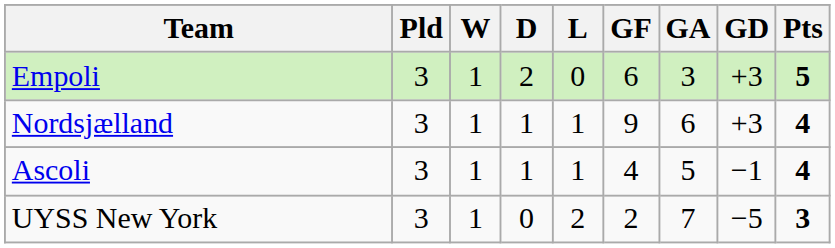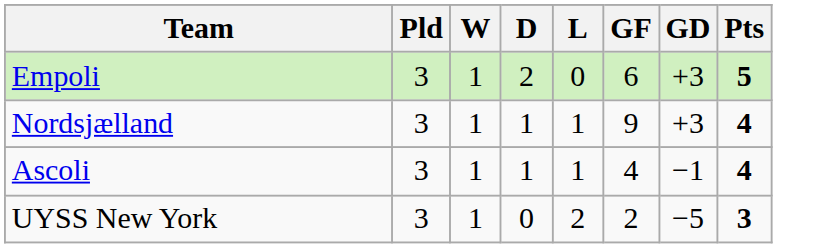- column: (688, 28)
